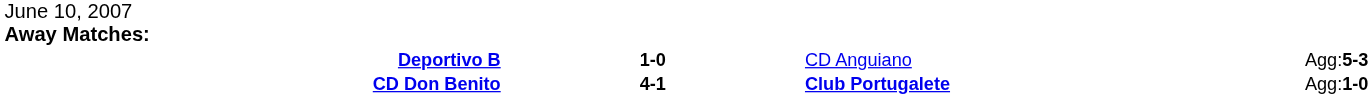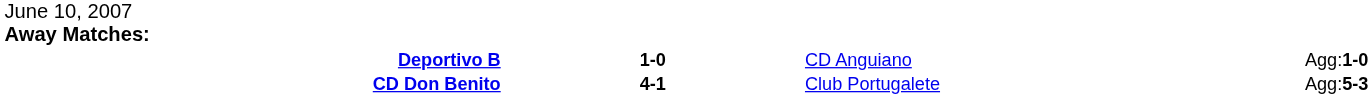(1337, 60) Agg:5-3 -> (1337, 60) Agg:1-0
(877, 83) bold -> (872, 83) normal
(1337, 83) Agg:1-0 -> (1337, 83) Agg:5-3
